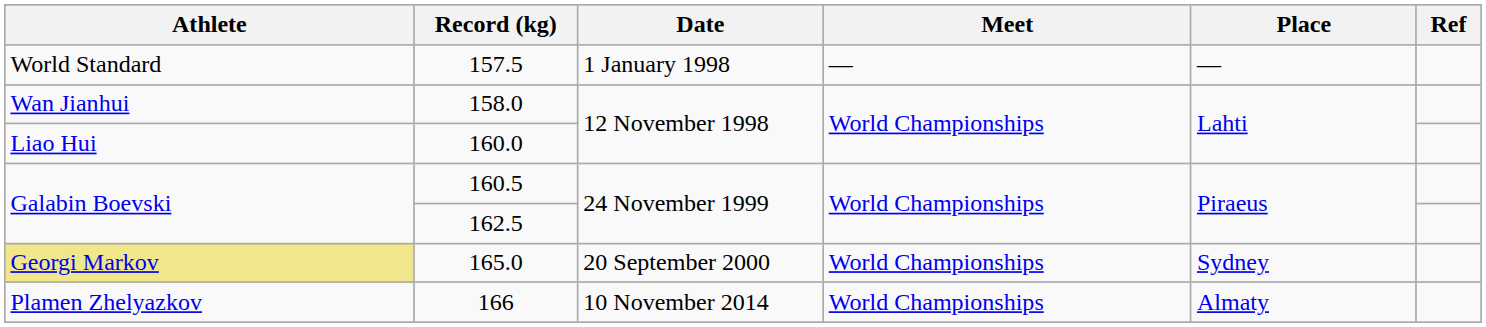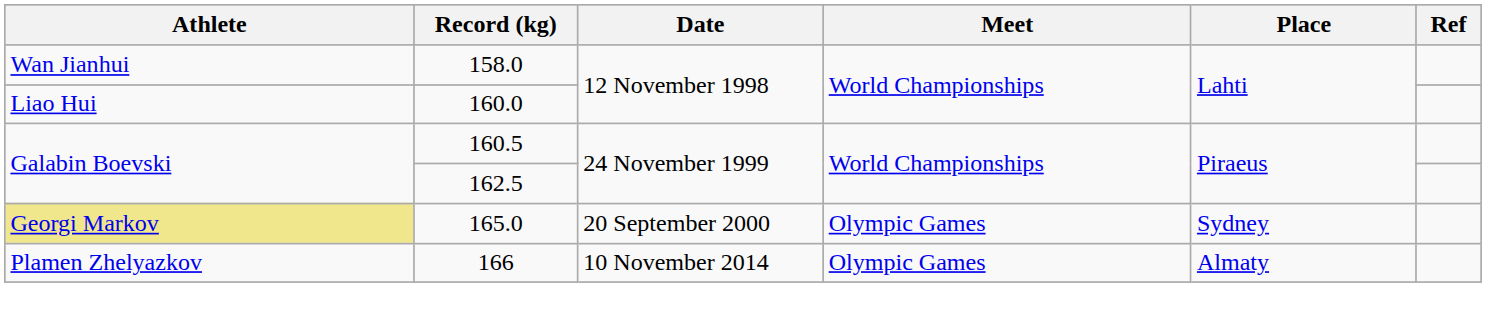- row: (496, 64)
(936, 262) World Championships -> (907, 223) Olympic Games
(936, 302) World Championships -> (907, 262) Olympic Games
